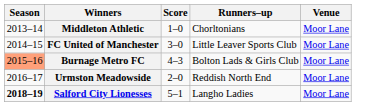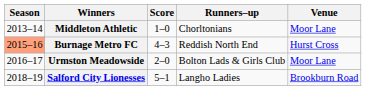- row: (103, 45)
(245, 61) Bolton Lads & Girls Club -> (218, 45) Reddish North End
(326, 61) Moor Lane -> (314, 45) Hurst Cross
(232, 77) Reddish North End -> (232, 61) Bolton Lads & Girls Club
(25, 93) bold -> (25, 77) normal
(326, 93) Moor Lane -> (324, 77) Brookburn Road
